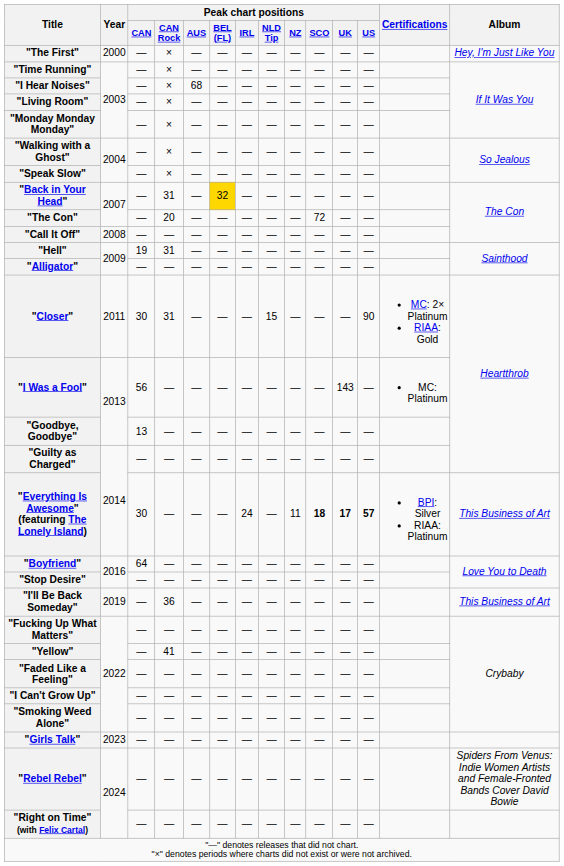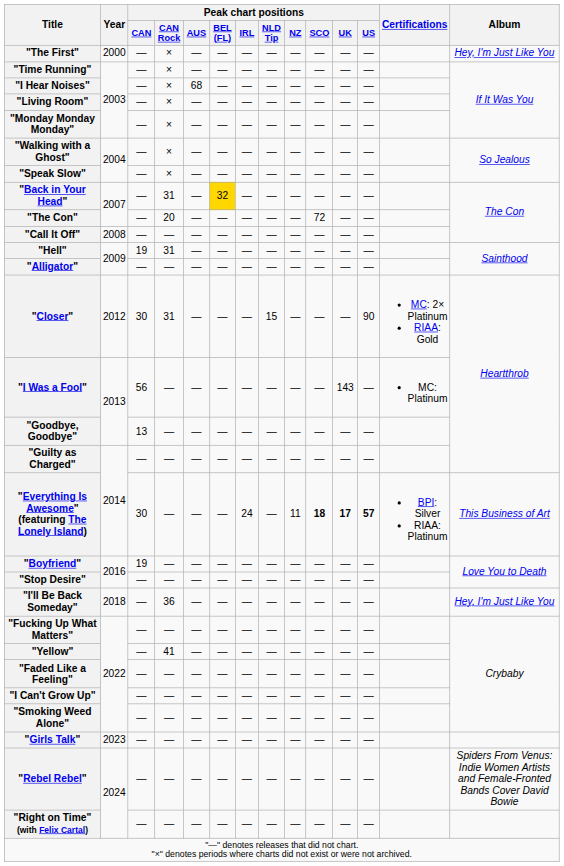(114, 316) 2011 -> (114, 316) 2012
(141, 563) 64 -> (141, 563) 19
(114, 602) 2019 -> (114, 602) 2018
(504, 602) This Business of Art -> (504, 602) Hey, I'm Just Like You
